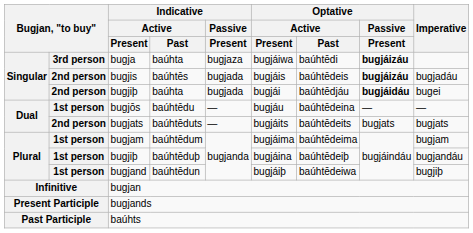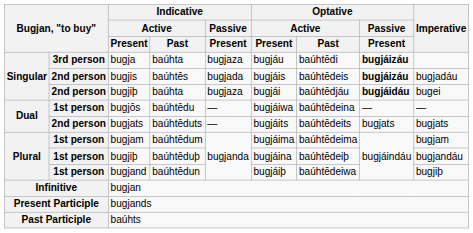(273, 60) bugjáiwa -> (269, 60) bugjáu
(225, 92) bugjada -> (225, 92) bugjaza
(269, 108) bugjáu -> (273, 108) bugjáiwa
